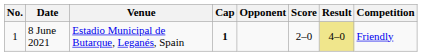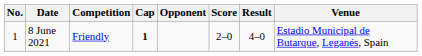columns swapped: (141, 13) <-> (386, 13)
(337, 36) khaki background -> (257, 36) no background
